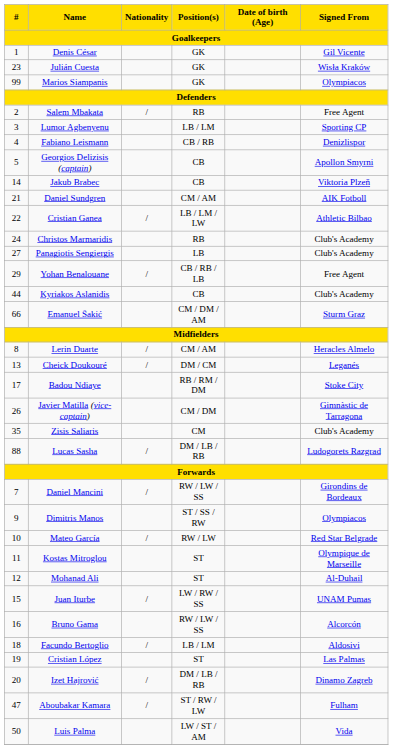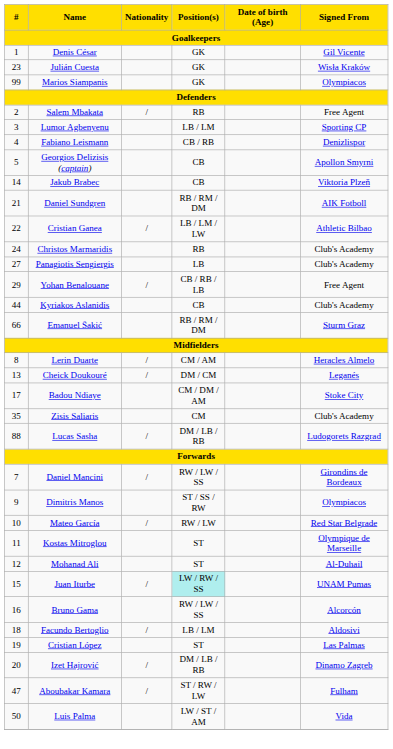(198, 198) CM / AM -> (198, 203) RB / RM / DM
(198, 314) CM / DM / AM -> (198, 325) RB / RM / DM
(198, 385) RB / RM / DM -> (198, 396) CM / DM / AM
- row: (75, 411)
(198, 599) no background -> (198, 584) paleturquoise background
